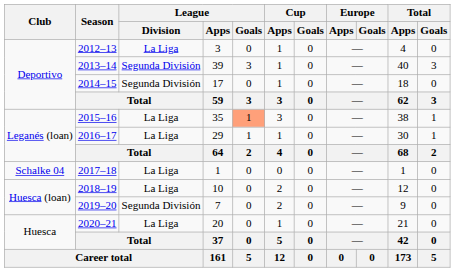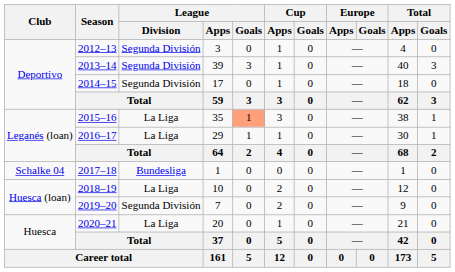(161, 48) La Liga -> (161, 48) Segunda División
(161, 170) La Liga -> (161, 170) Bundesliga
